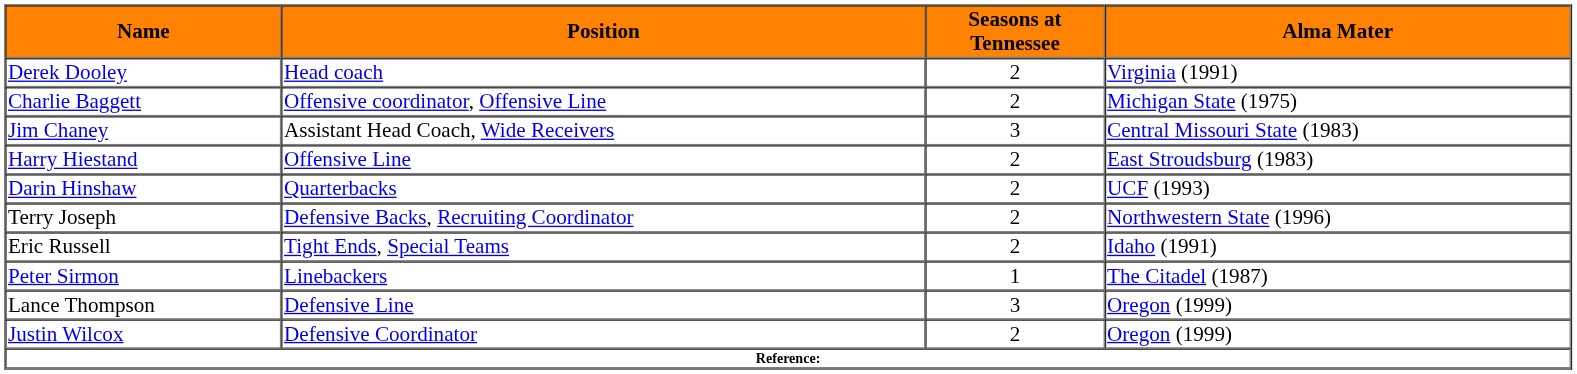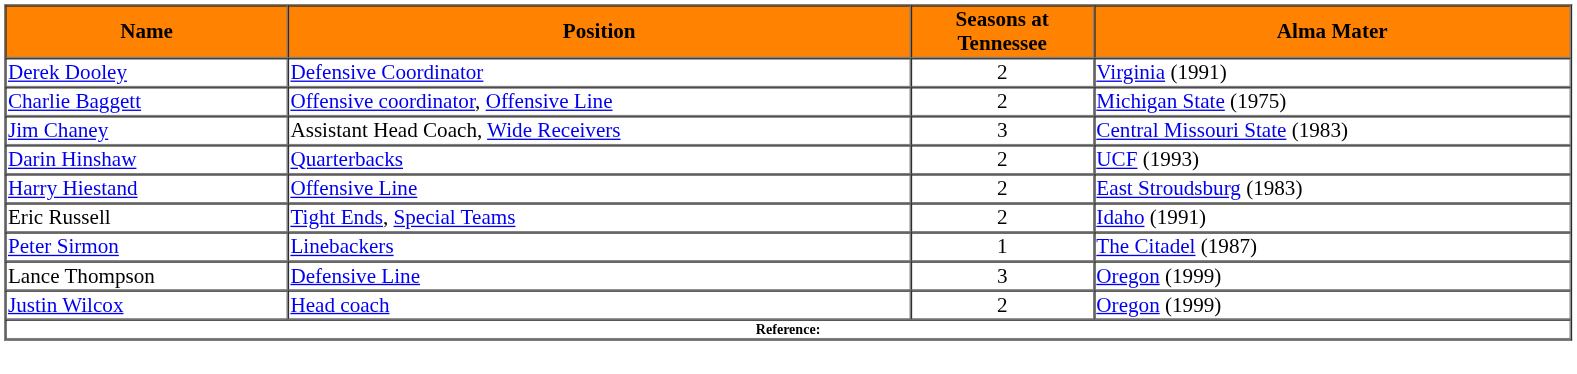(334, 72) Head coach -> (387, 72) Defensive Coordinator
rows swapped: (73, 159) <-> (72, 188)
- row: (62, 217)
(381, 333) Defensive Coordinator -> (340, 304) Head coach
